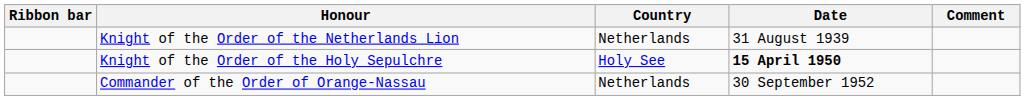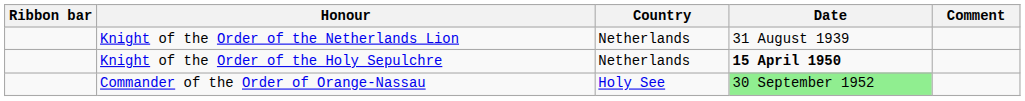(632, 61) Holy See -> (644, 61) Netherlands
(644, 84) Netherlands -> (632, 84) Holy See
(804, 84) no background -> (804, 84) lightgreen background
